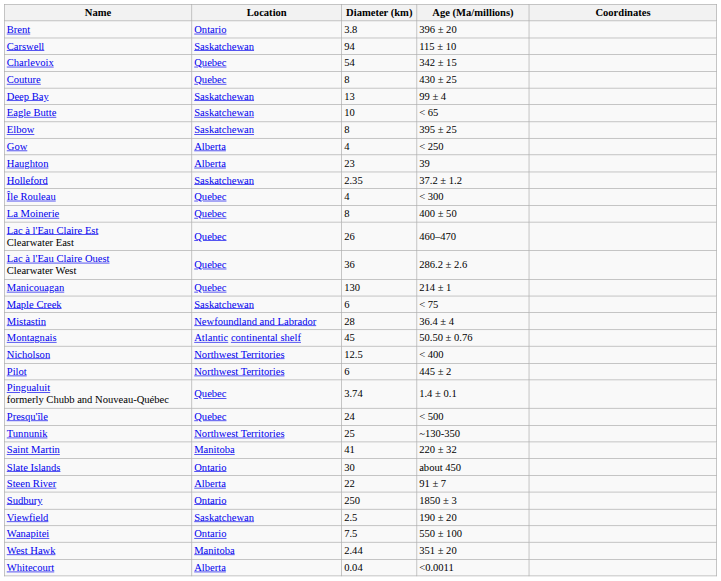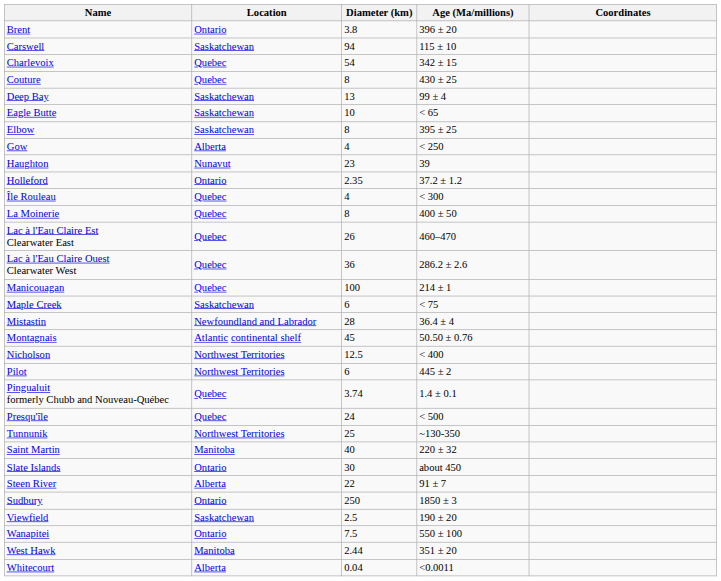(210, 163) Alberta -> (212, 163) Nunavut
(224, 180) Saskatchewan -> (210, 180) Ontario
(352, 287) 130 -> (352, 287) 100
(349, 450) 41 -> (349, 450) 40
